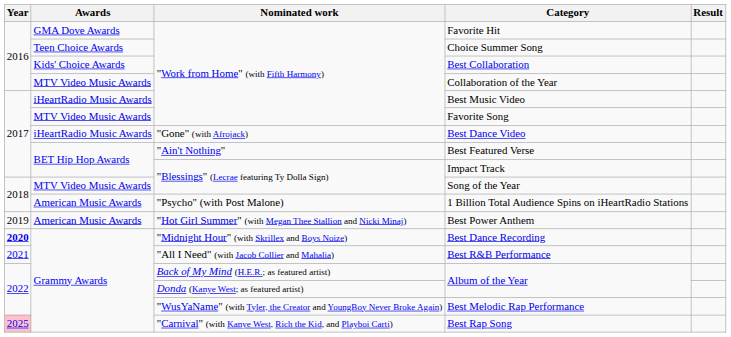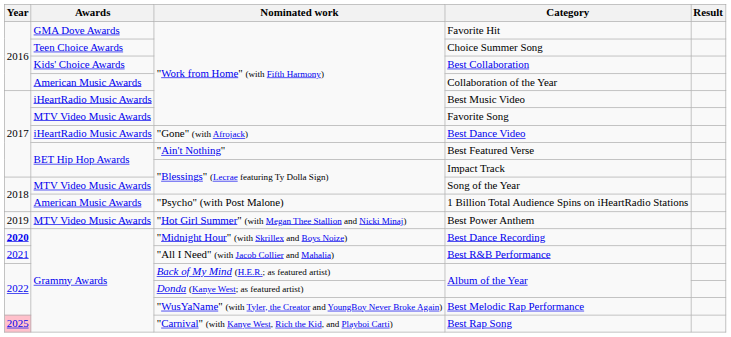(92, 82) MTV Video Music Awards -> (88, 82) American Music Awards
(88, 220) American Music Awards -> (92, 220) MTV Video Music Awards
